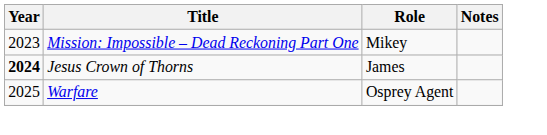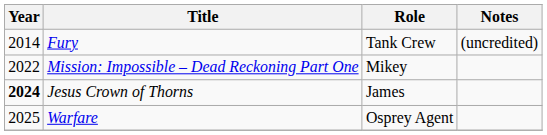+ row: (63, 42)
(24, 42) 2023 -> (24, 67) 2022
